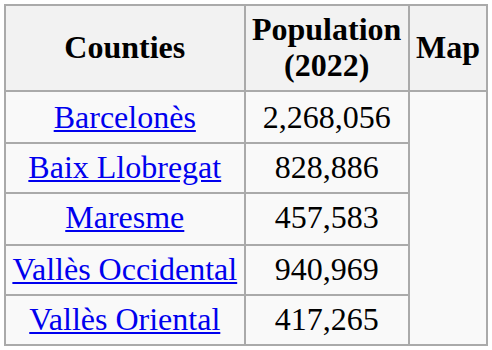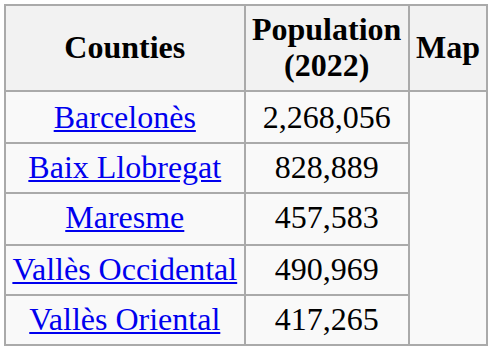(327, 167) 828,886 -> (327, 167) 828,889
(327, 268) 940,969 -> (327, 268) 490,969
